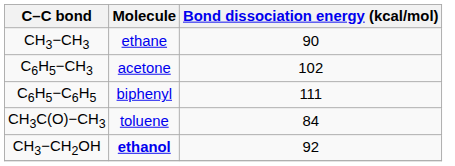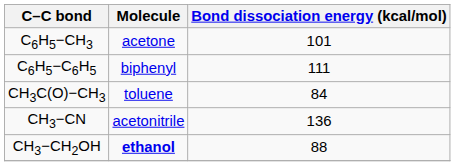- row: (57, 41)
(311, 67) 102 -> (319, 41) 101
+ row: (57, 121)
(311, 147) 92 -> (319, 147) 88
